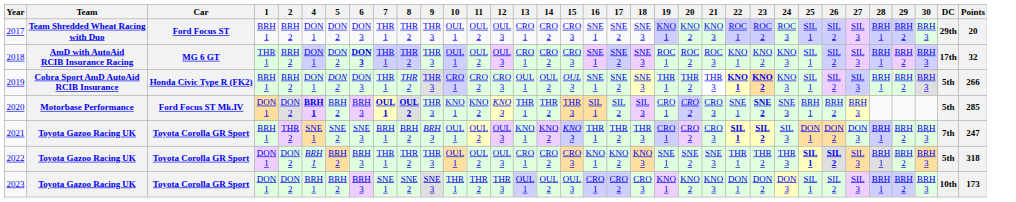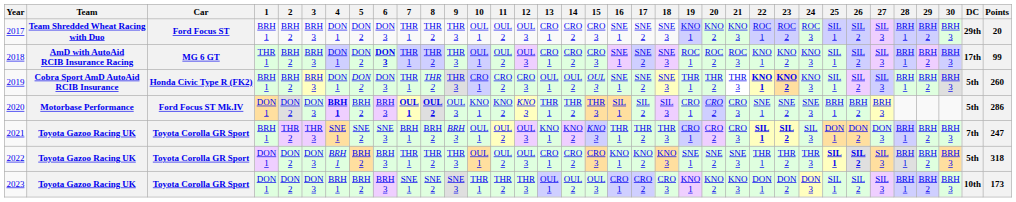+ column: (314, 11)
(973, 56) 32 -> (997, 56) 99
(973, 82) 266 -> (997, 82) 260
(432, 107) THR 3 -> (456, 107) OUL 3
(762, 107) bold -> (787, 107) normal
(973, 107) 285 -> (997, 107) 286
